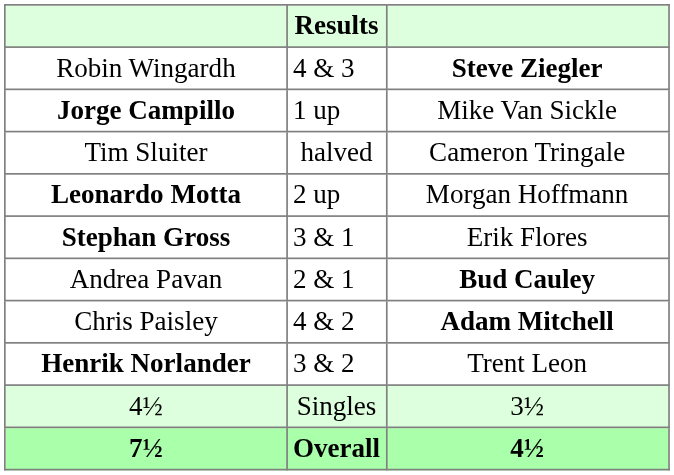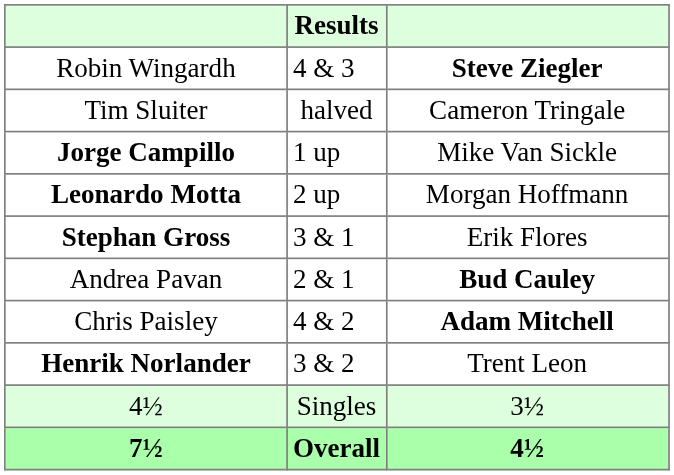rows swapped: (146, 110) <-> (146, 152)
